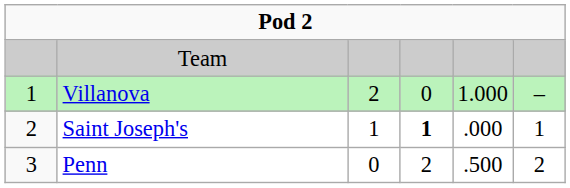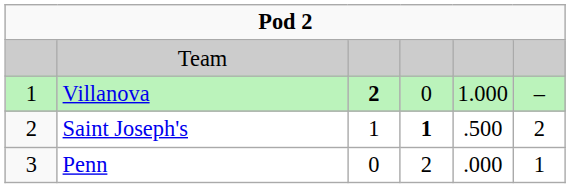(374, 93) normal -> (374, 93) bold
(483, 128) .000 -> (483, 128) .500
(539, 128) 1 -> (539, 128) 2
(483, 164) .500 -> (483, 164) .000
(539, 164) 2 -> (539, 164) 1
